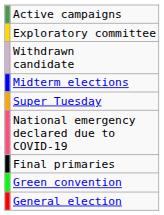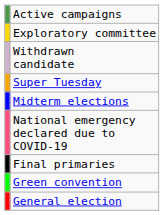rows swapped: (71, 83) <-> (57, 101)
